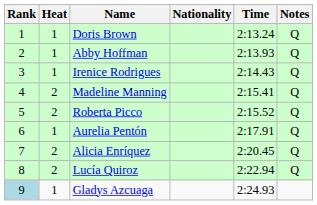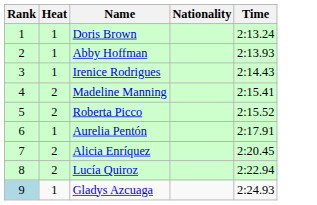- column: (295, 14)
